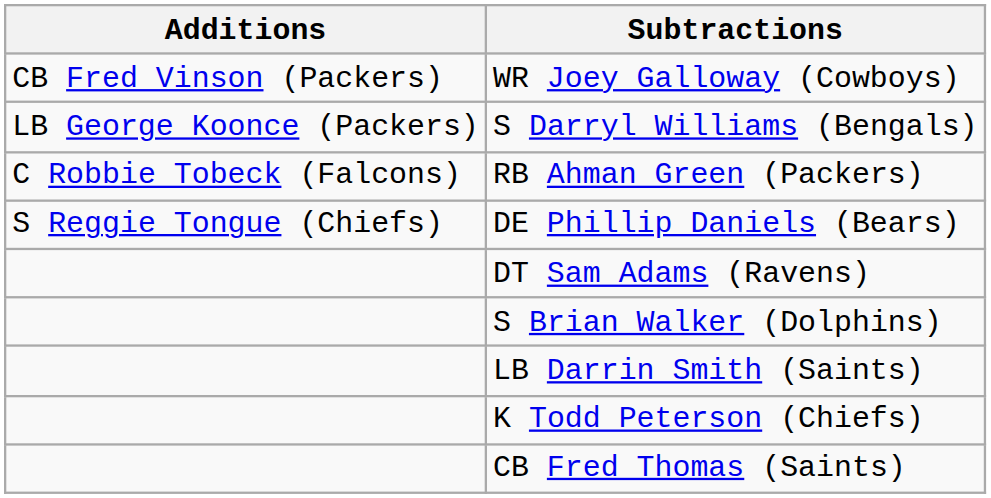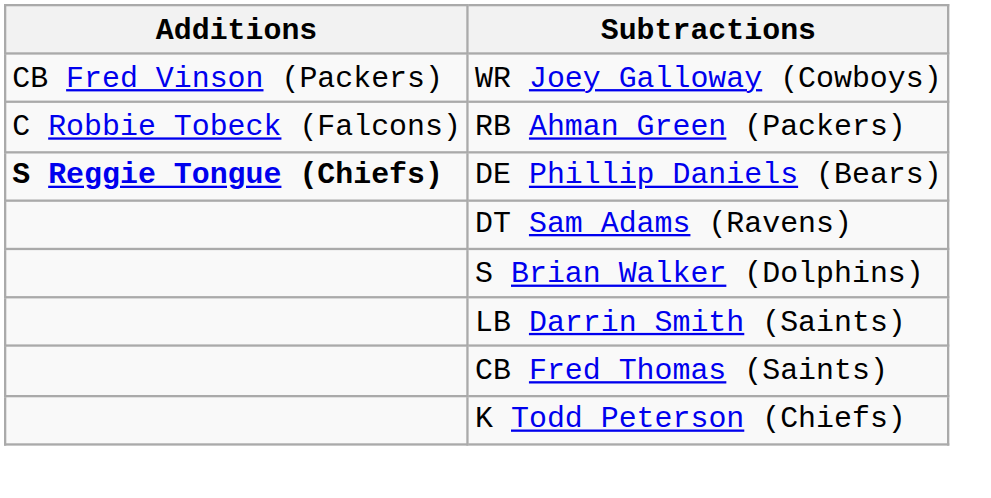- row: (735, 127)
(228, 224) normal -> (228, 176) bold
rows swapped: (699, 468) <-> (708, 419)
